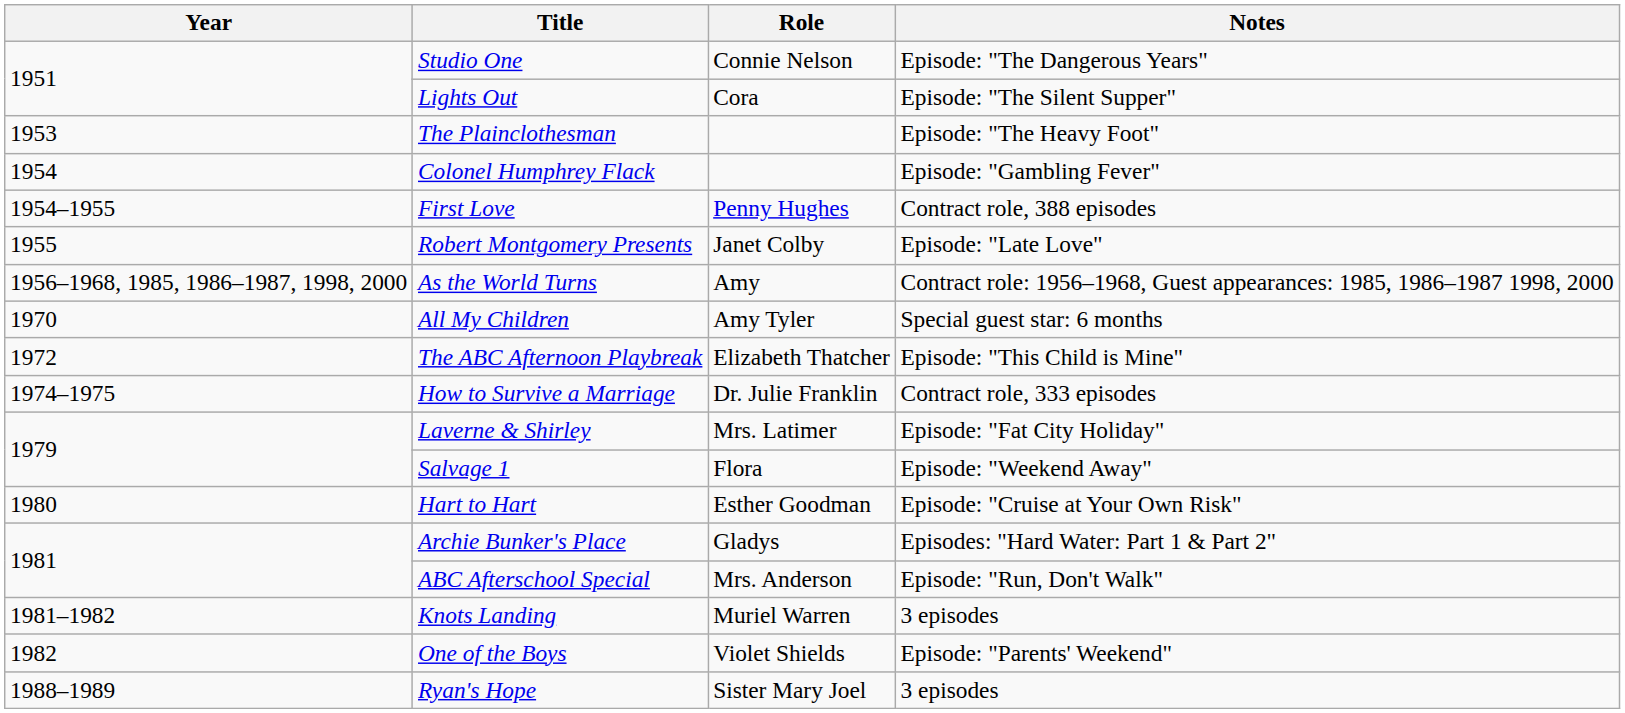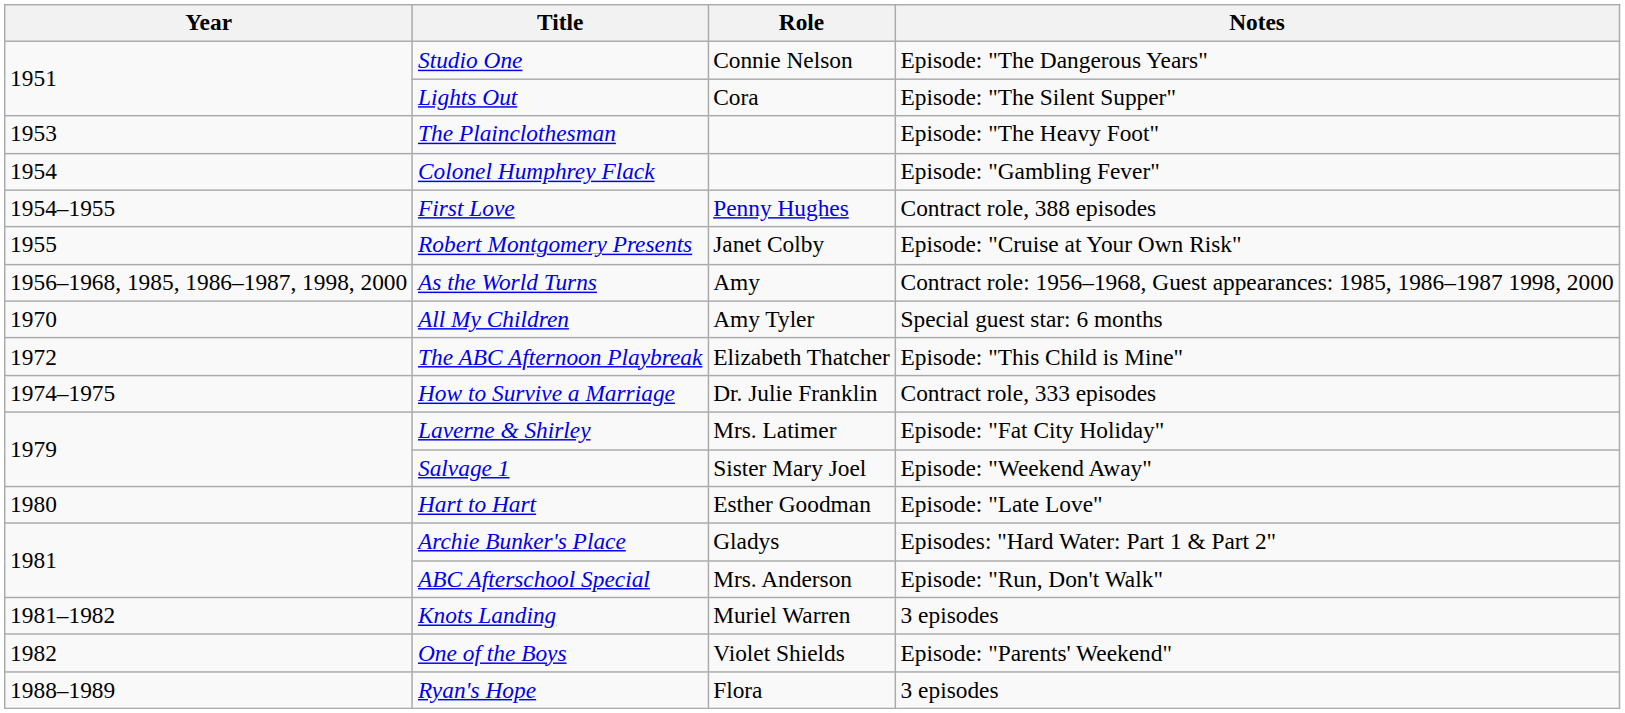(1002, 245) Episode: "Late Love" -> (1071, 245) Episode: "Cruise at Your Own Risk"
(738, 467) Flora -> (790, 467) Sister Mary Joel
(1071, 504) Episode: "Cruise at Your Own Risk" -> (1002, 504) Episode: "Late Love"
(790, 689) Sister Mary Joel -> (738, 689) Flora
